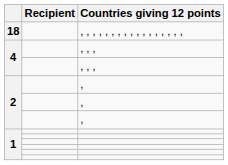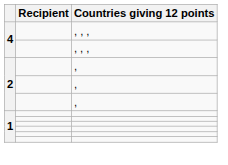- row: (13, 31)
